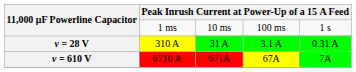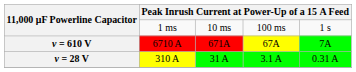rows swapped: (72, 43) <-> (72, 59)
